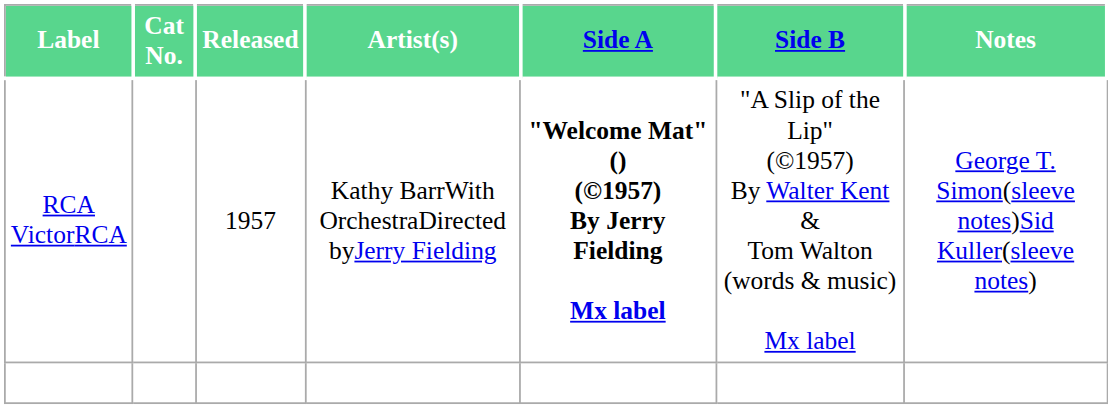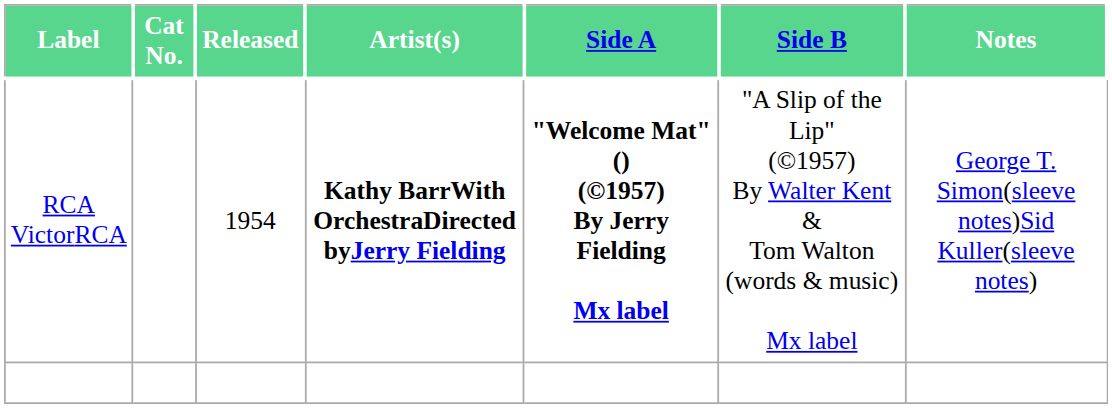(250, 220) 1957 -> (250, 220) 1954
(413, 220) normal -> (415, 220) bold
